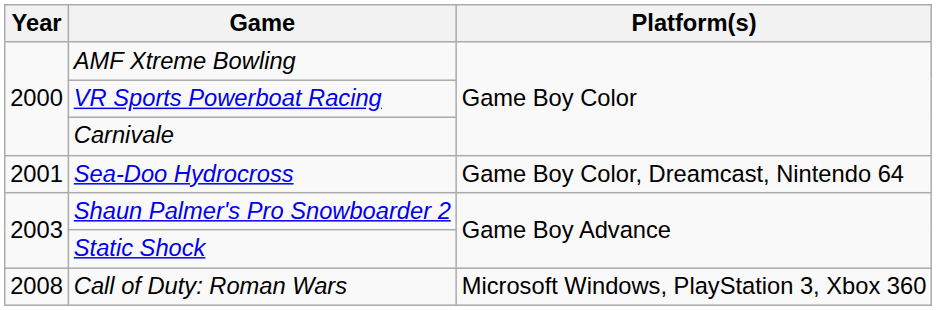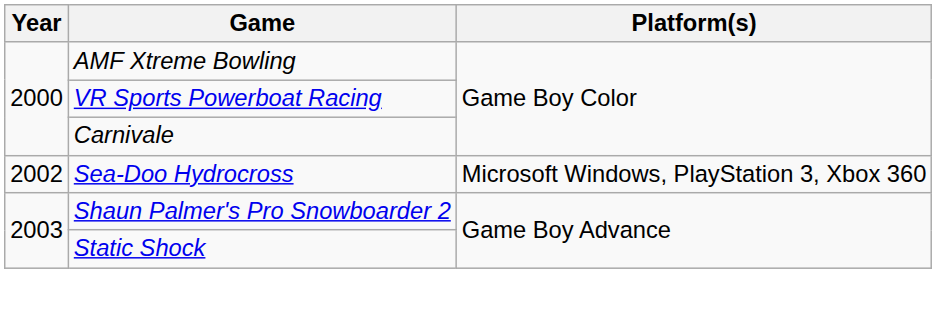(37, 173) 2001 -> (37, 173) 2002
(683, 173) Game Boy Color, Dreamcast, Nintendo 64 -> (694, 173) Microsoft Windows, PlayStation 3, Xbox 360
- row: (210, 286)
